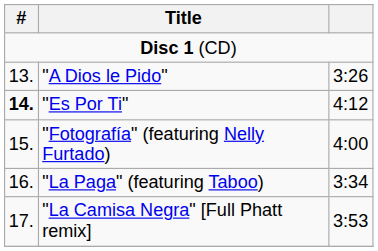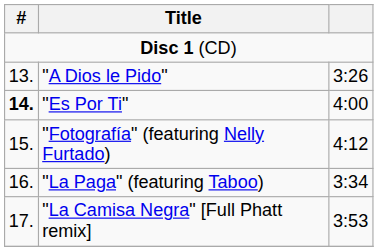(351, 104) 4:12 -> (351, 104) 4:00
(351, 143) 4:00 -> (351, 143) 4:12
